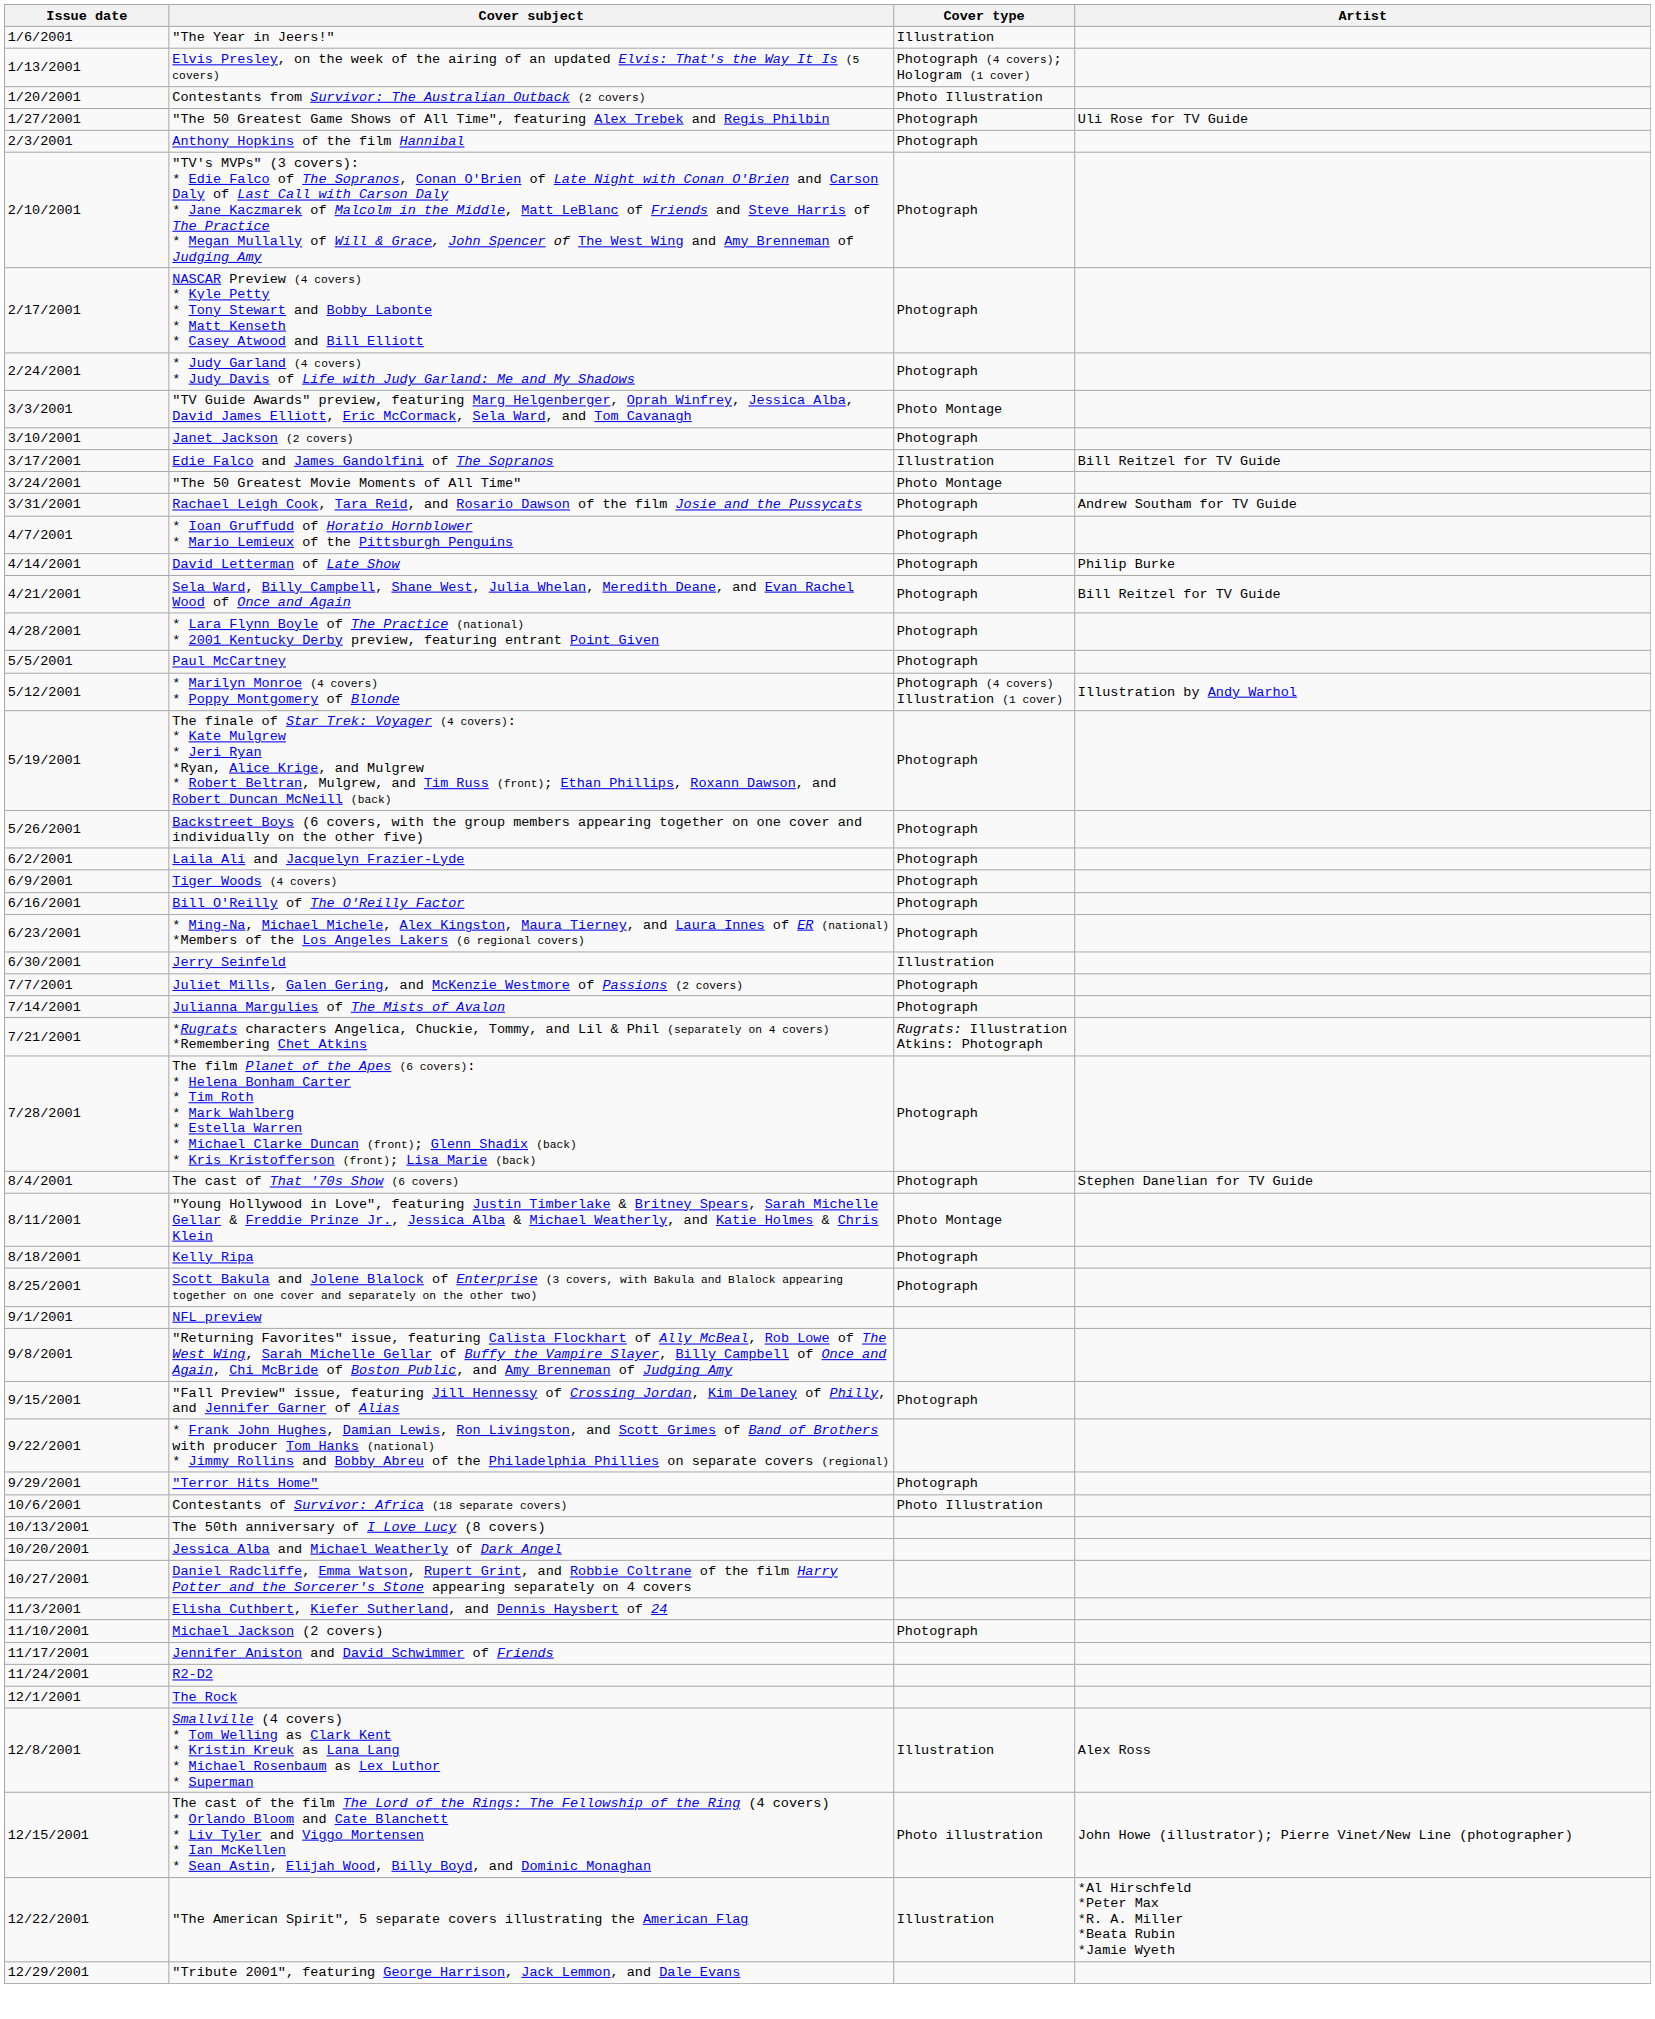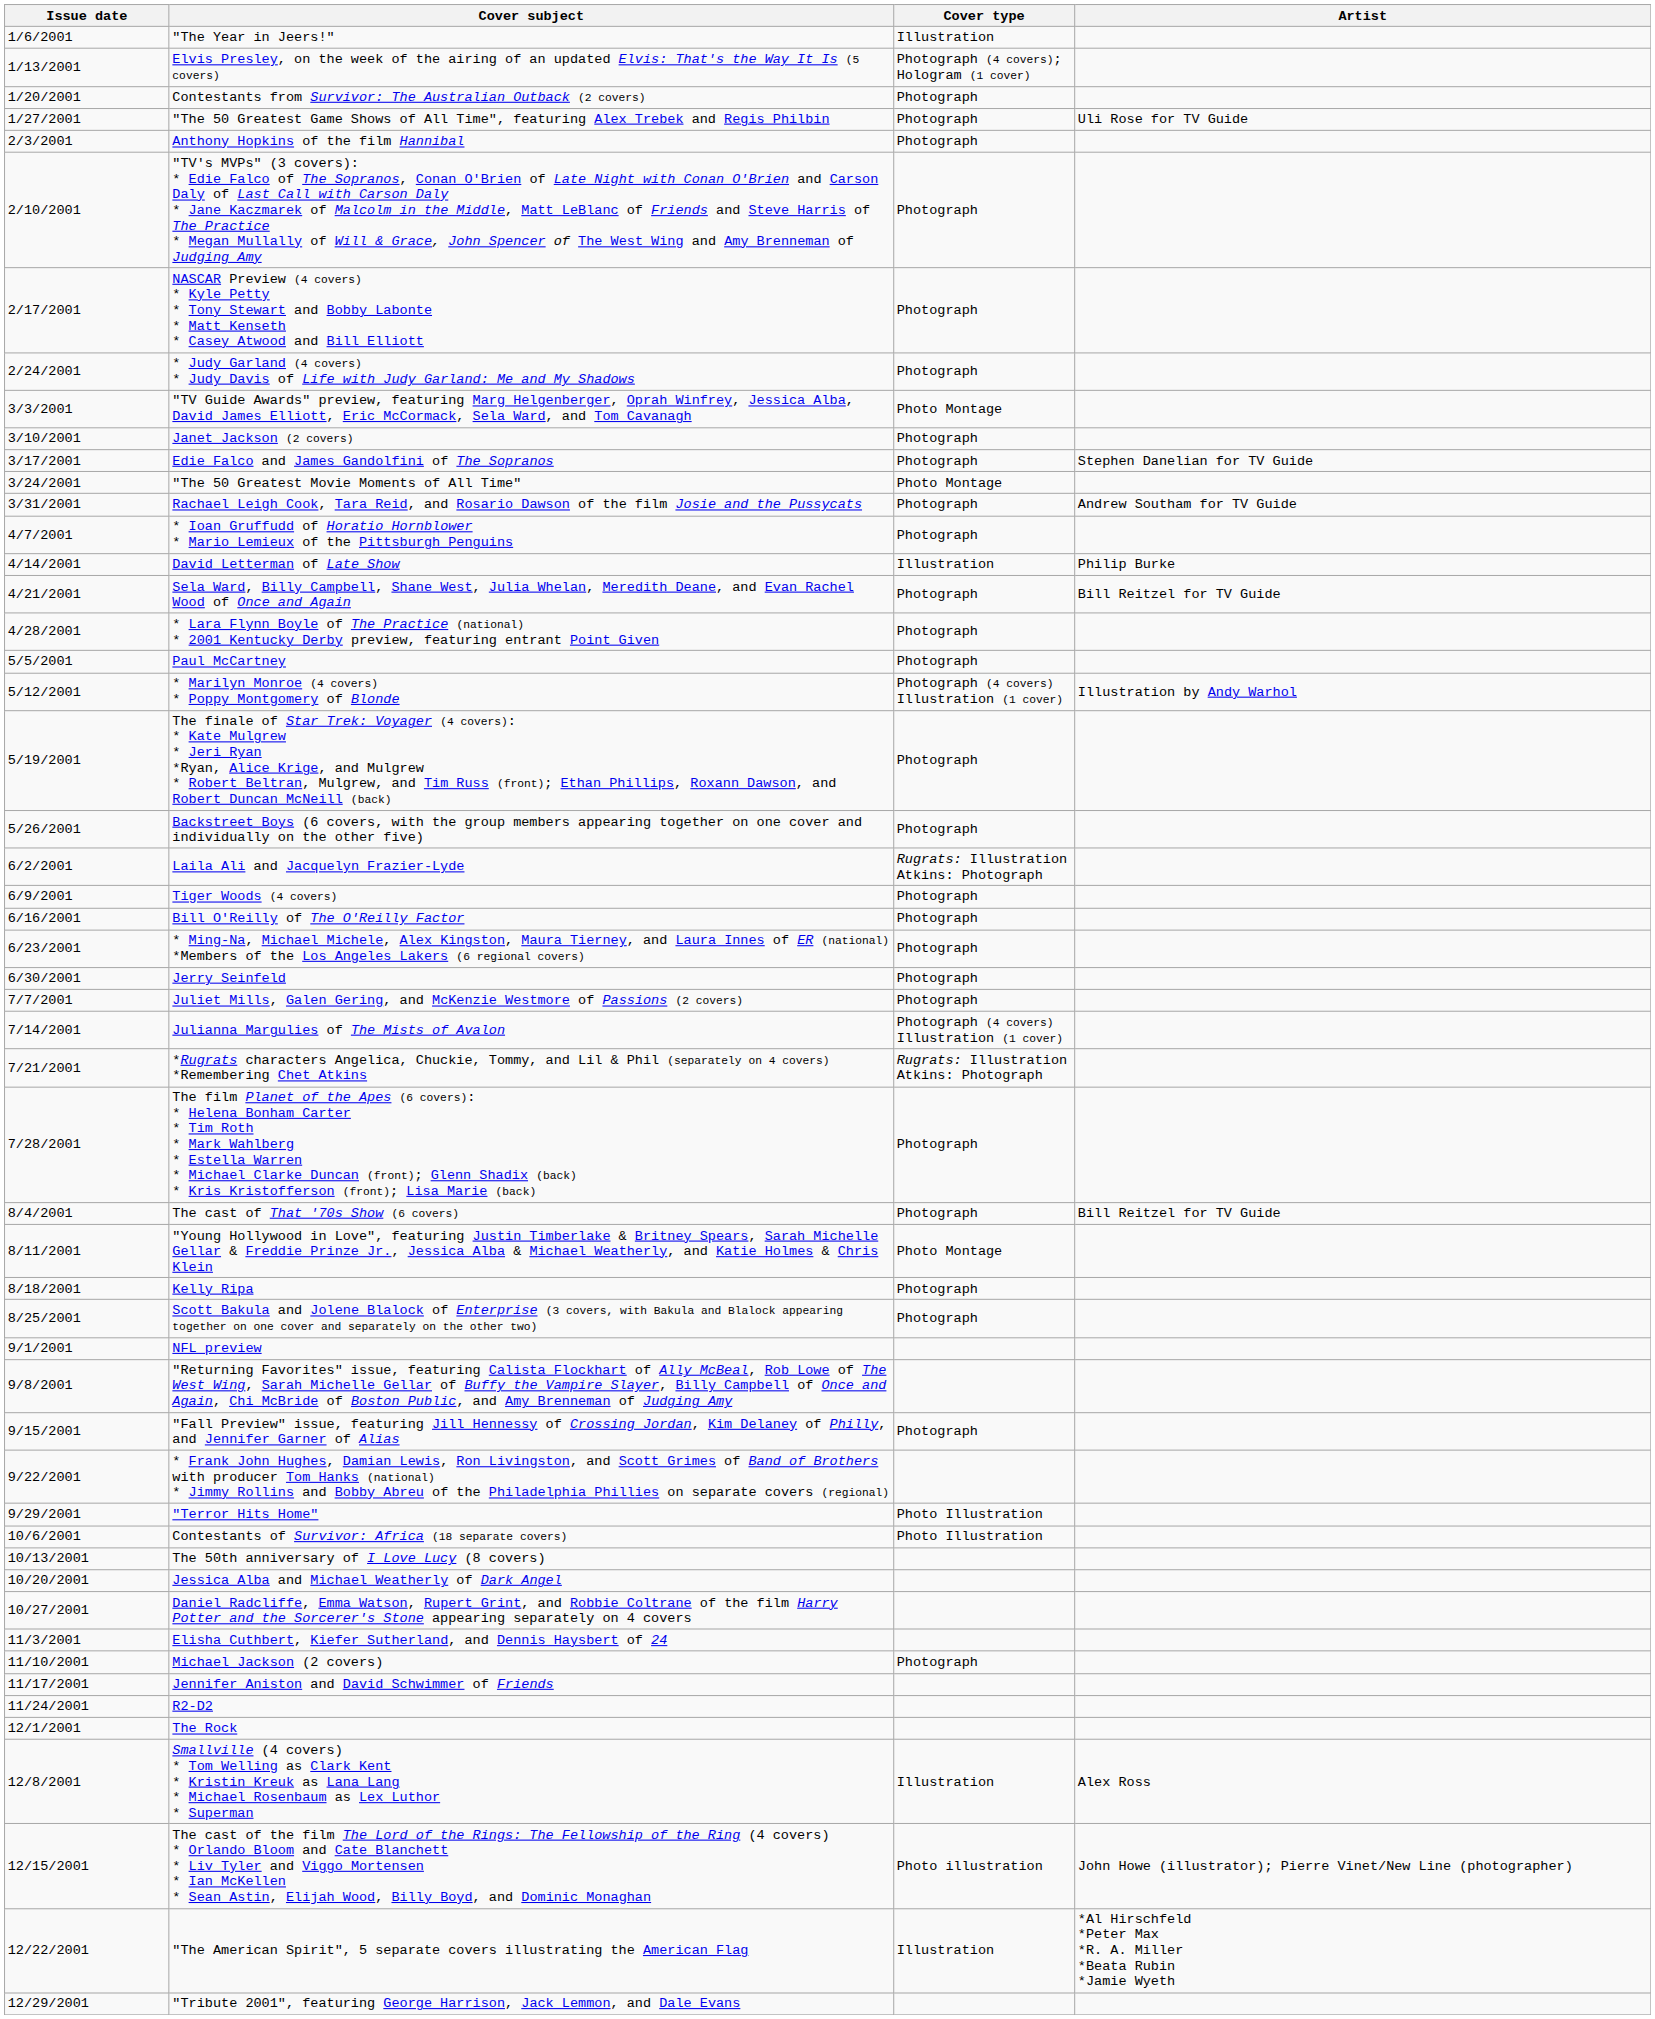(970, 97) Photo Illustration -> (937, 97) Photograph
(945, 461) Illustration -> (937, 461) Photograph
(1179, 461) Bill Reitzel for TV Guide -> (1195, 461) Stephen Danelian for TV Guide
(937, 564) Photograph -> (945, 564) Illustration
(937, 859) Photograph -> (982, 867) Rugrats: Illustration Atkins: Photograph
(945, 963) Illustration -> (937, 978) Photograph
(937, 1007) Photograph -> (980, 1030) Photograph (4 covers) Illustration (1 cover)
(1195, 1182) Stephen Danelian for TV Guide -> (1179, 1213) Bill Reitzel for TV Guide
(937, 1483) Photograph -> (970, 1515) Photo Illustration
